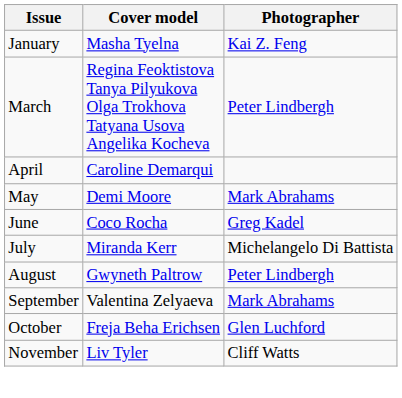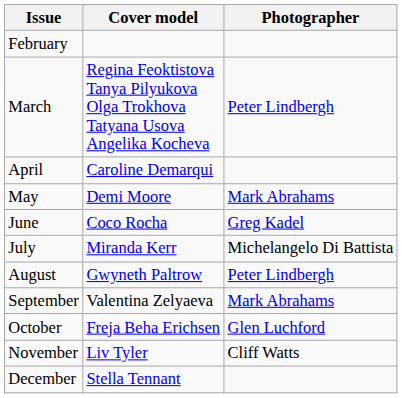- row: (34, 43)
+ row: (38, 43)
+ row: (42, 379)
